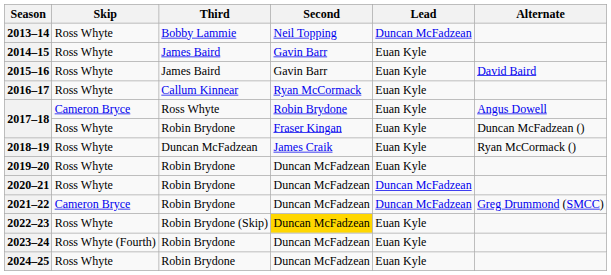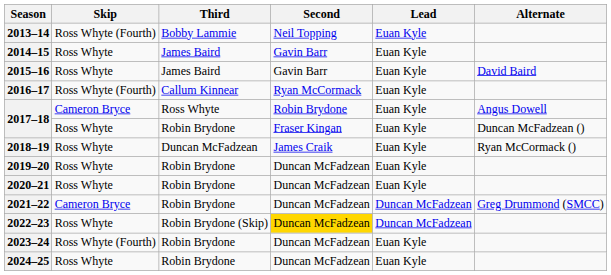(84, 33) Ross Whyte -> (105, 33) Ross Whyte (Fourth)
(423, 33) Duncan McFadzean -> (401, 33) Euan Kyle
(84, 90) Ross Whyte -> (105, 90) Ross Whyte (Fourth)
(423, 185) Duncan McFadzean -> (401, 185) Euan Kyle
(401, 223) Euan Kyle -> (423, 223) Duncan McFadzean
